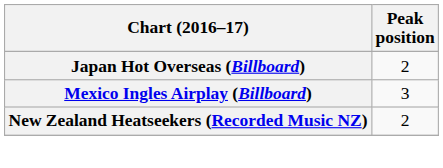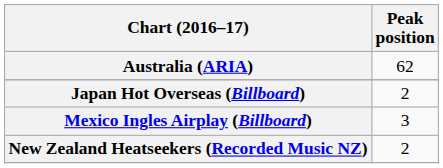+ row: (188, 65)
